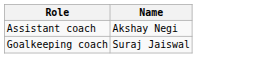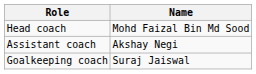+ row: (36, 29)
